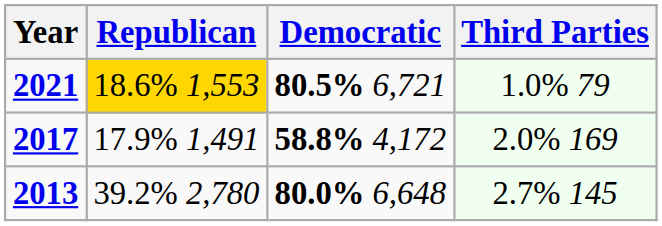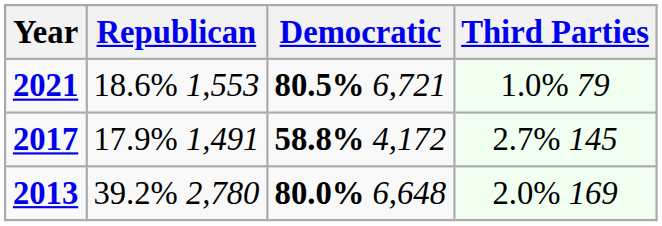(176, 85) gold background -> (176, 85) no background
(555, 139) 2.0% 169 -> (555, 139) 2.7% 145
(555, 193) 2.7% 145 -> (555, 193) 2.0% 169
